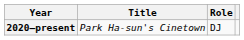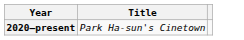- column: (221, 12)
